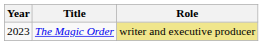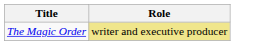- column: (18, 13)
